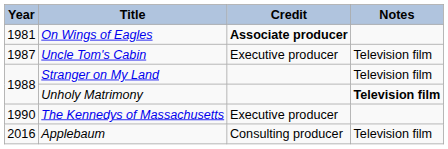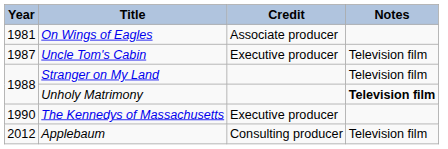(289, 35) bold -> (284, 35) normal
(21, 134) 2016 -> (21, 134) 2012
